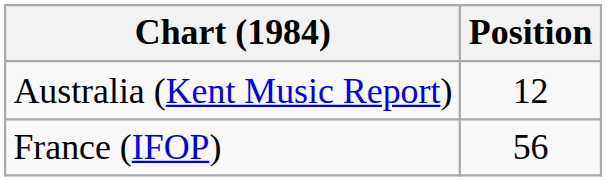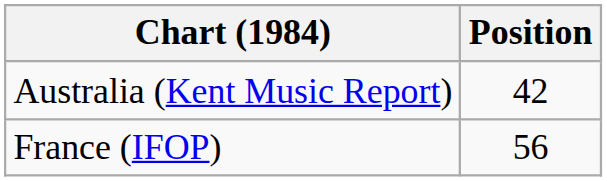(531, 89) 12 -> (531, 89) 42
